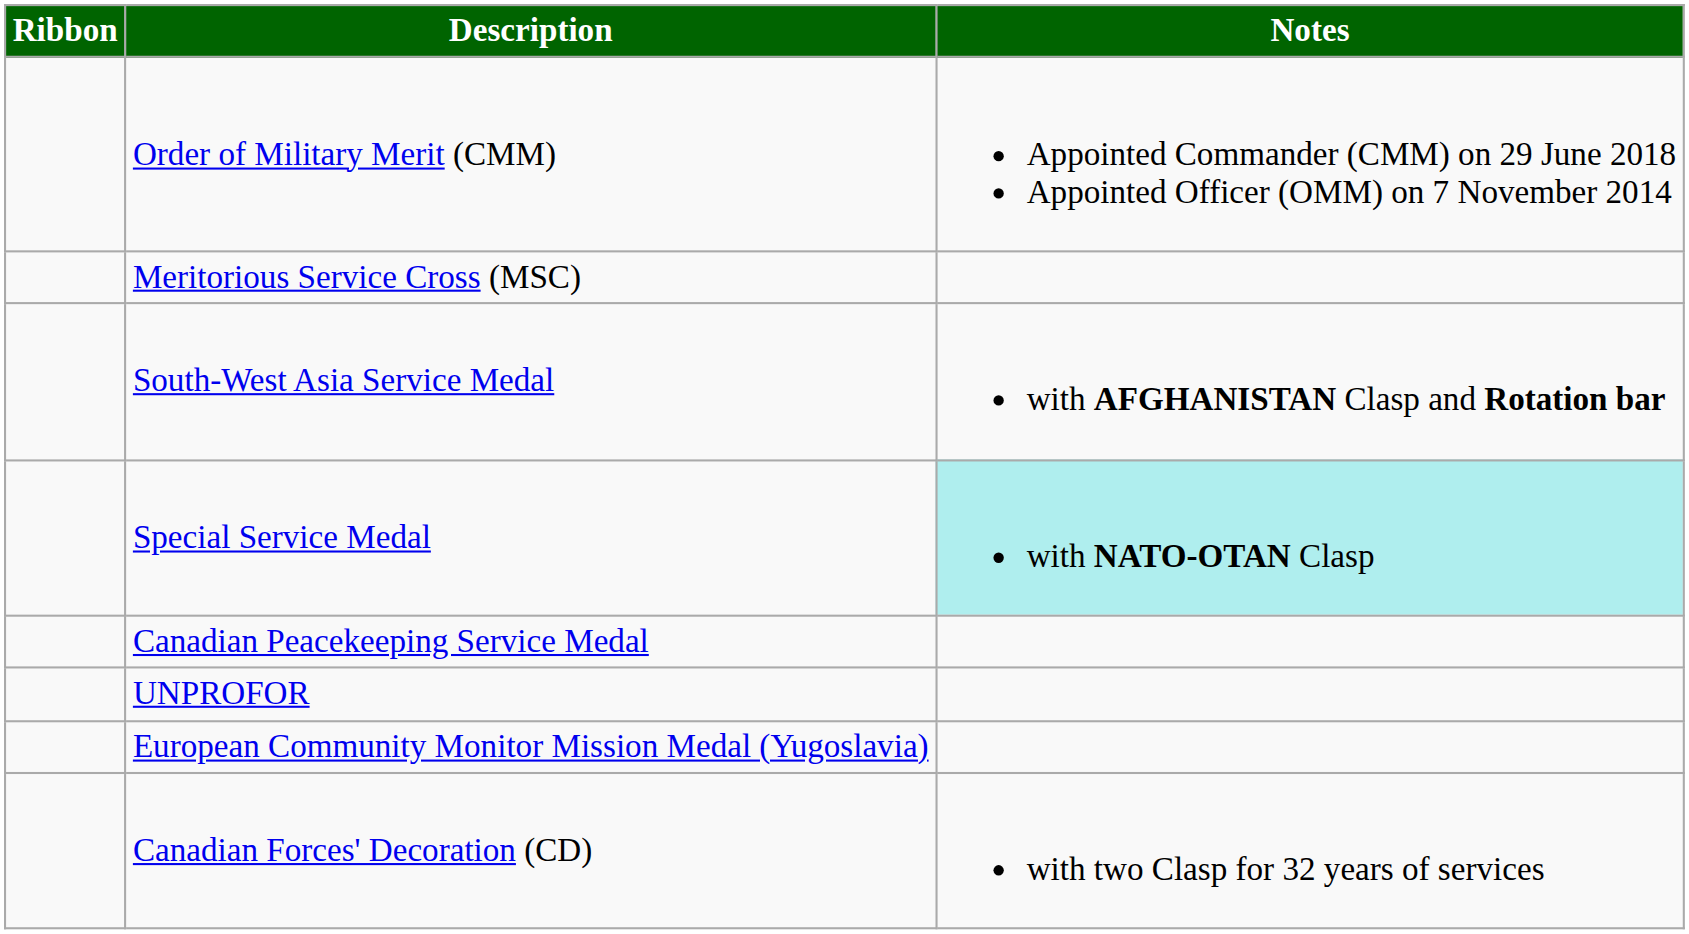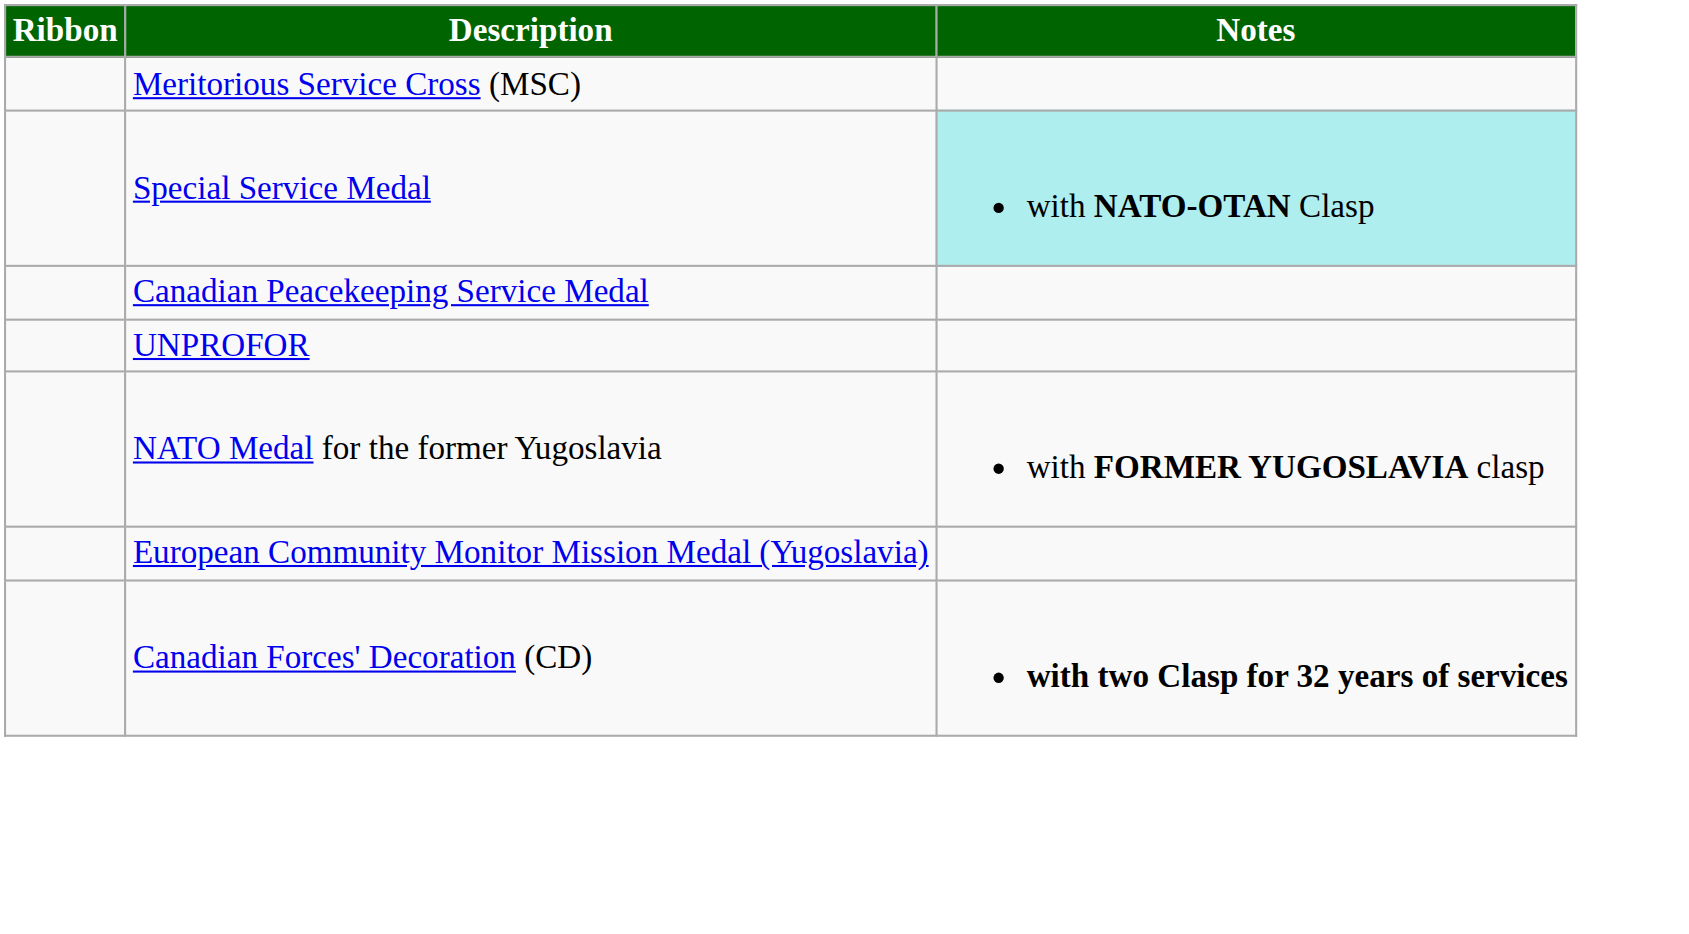- row: (344, 153)
- row: (344, 380)
+ row: (397, 448)
(1310, 870) normal -> (1256, 676) bold
